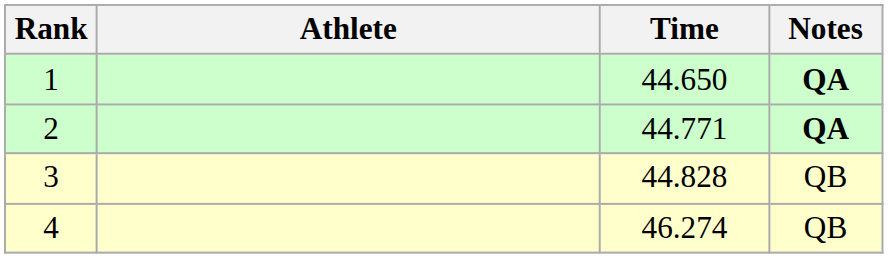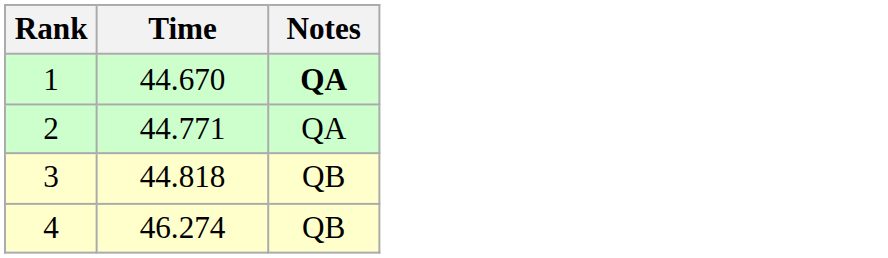- column: (348, 29)
(684, 78) 44.650 -> (183, 78) 44.670
(826, 128) bold -> (324, 128) normal
(684, 177) 44.828 -> (183, 177) 44.818
